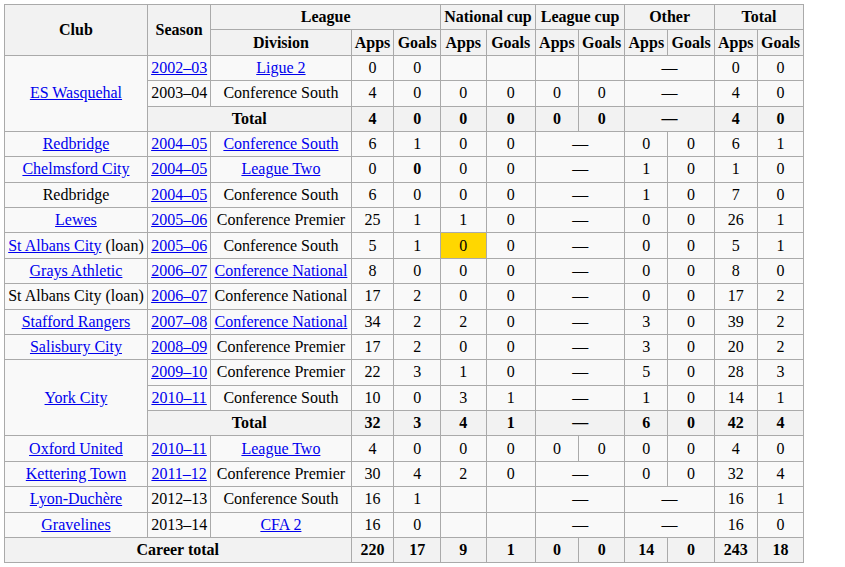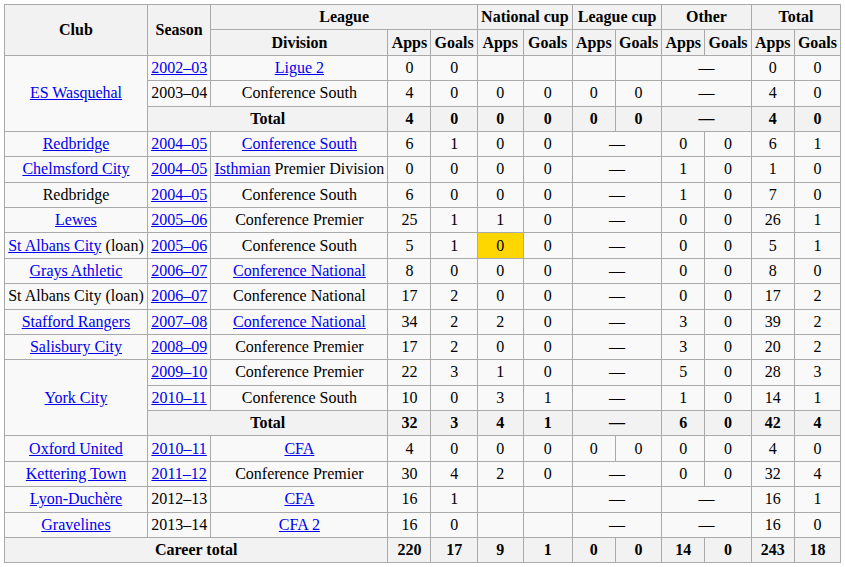(281, 169) League Two -> (299, 169) Isthmian Premier Division
(417, 169) bold -> (454, 169) normal
(281, 448) League Two -> (299, 448) CFA
(281, 499) Conference South -> (299, 499) CFA
